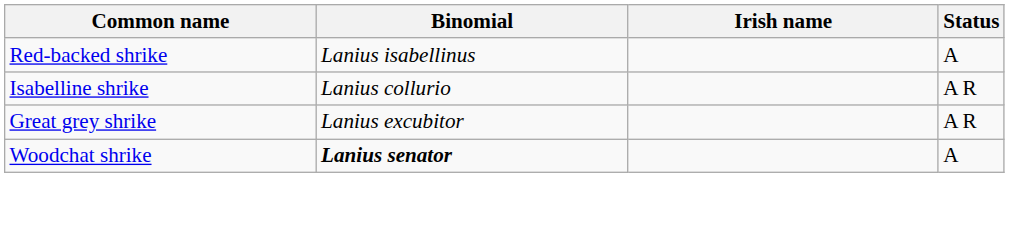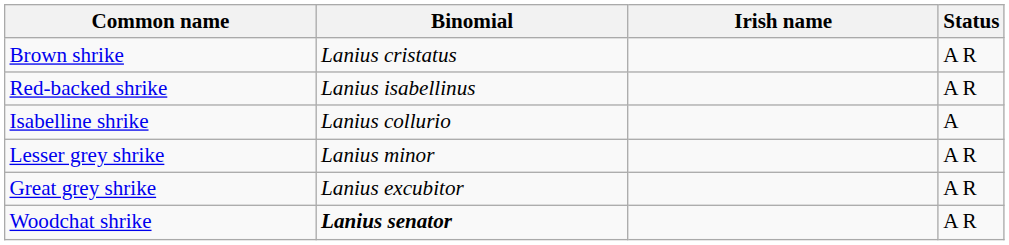+ row: (67, 54)
(951, 54) A -> (960, 88) A R
(960, 88) A R -> (951, 121) A
+ row: (87, 155)
(951, 155) A -> (960, 222) A R
